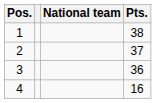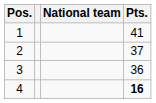(137, 32) 38 -> (137, 32) 41
(137, 88) normal -> (137, 88) bold
